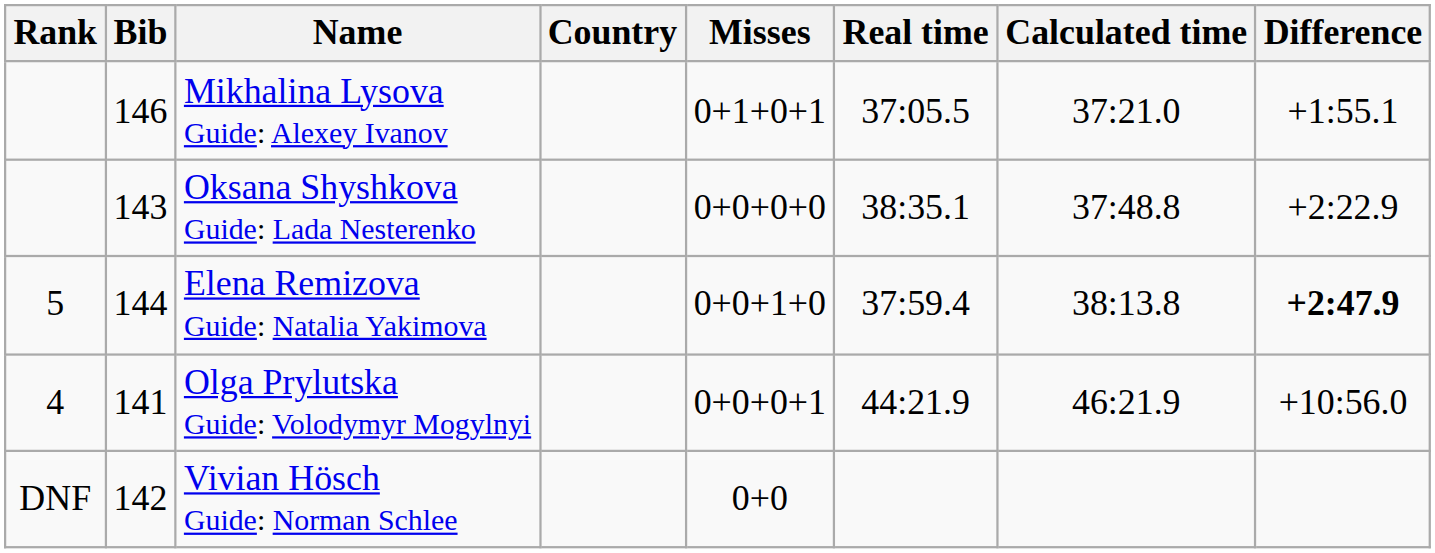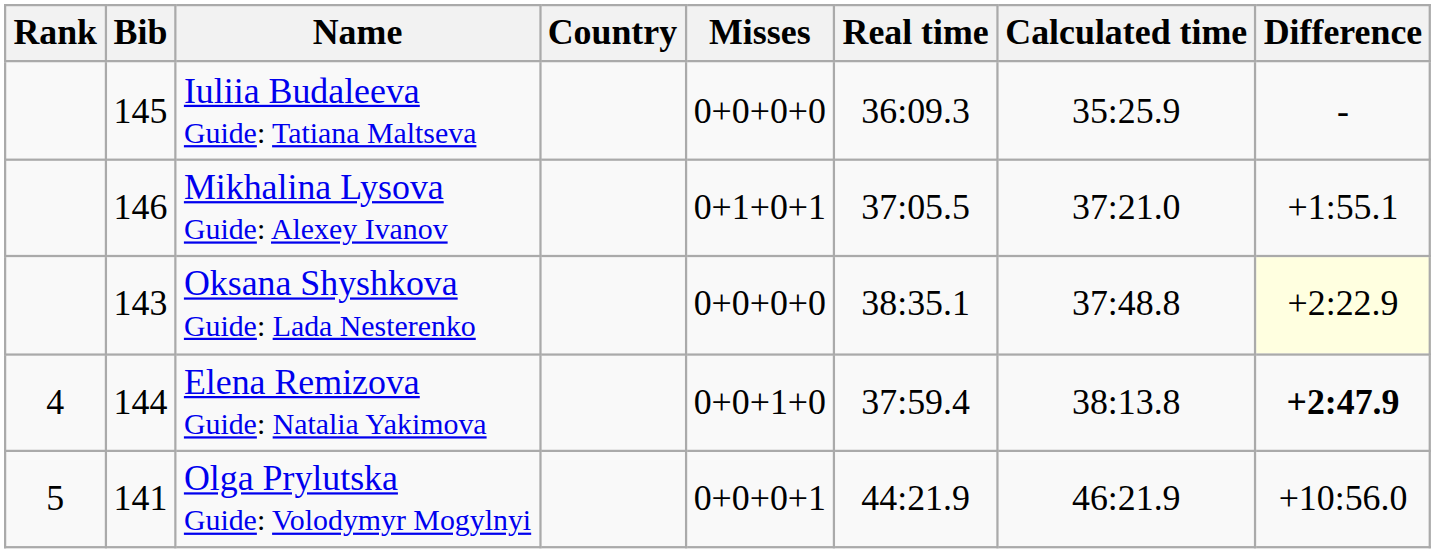+ row: (330, 109)
(1343, 207) no background -> (1343, 304) lightyellow background
(55, 304) 5 -> (55, 401) 4
(55, 401) 4 -> (55, 498) 5
- row: (321, 498)
